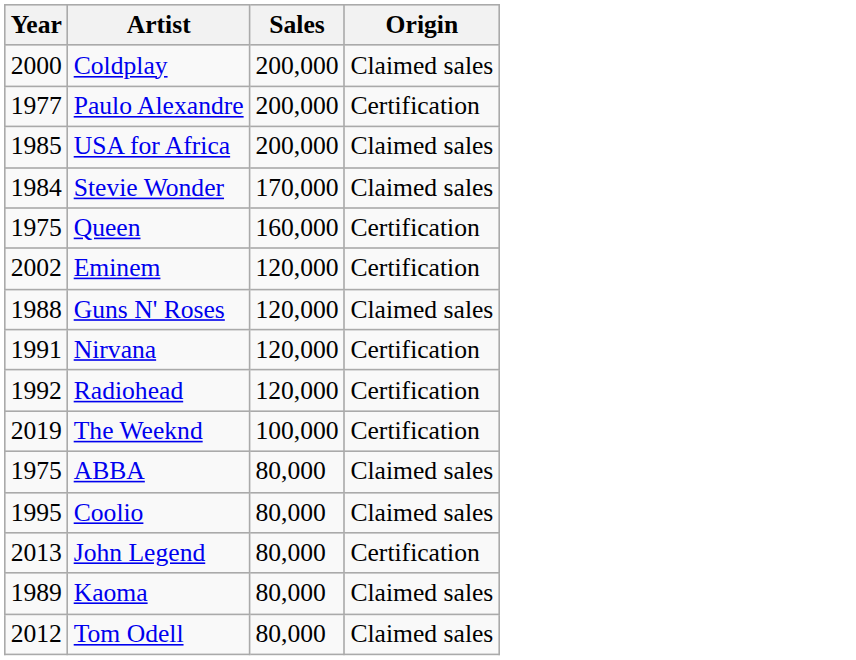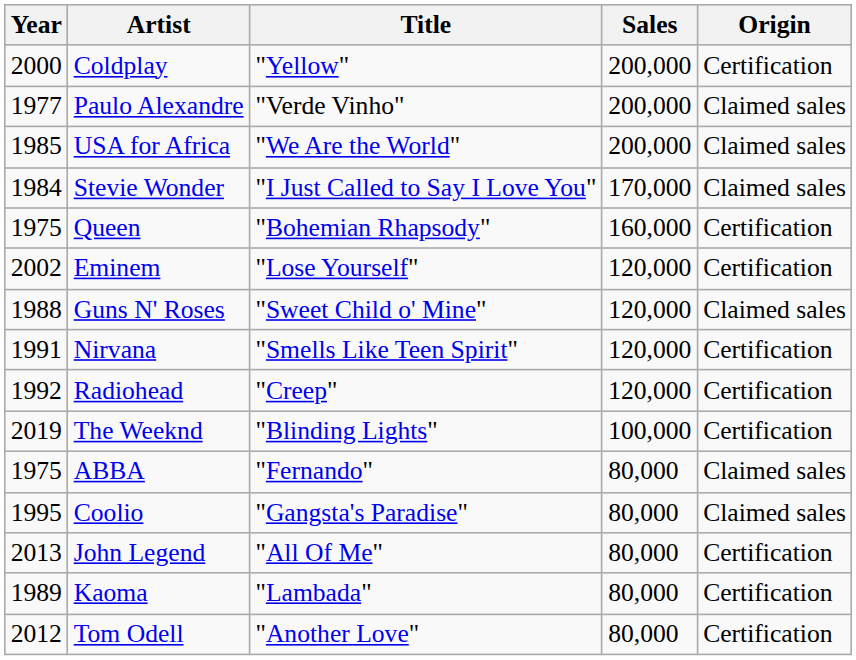+ column: (426, 24)
(422, 65) Claimed sales -> (768, 65) Certification
(415, 106) Certification -> (775, 106) Claimed sales
(422, 593) Claimed sales -> (768, 593) Certification
(422, 633) Claimed sales -> (768, 633) Certification
